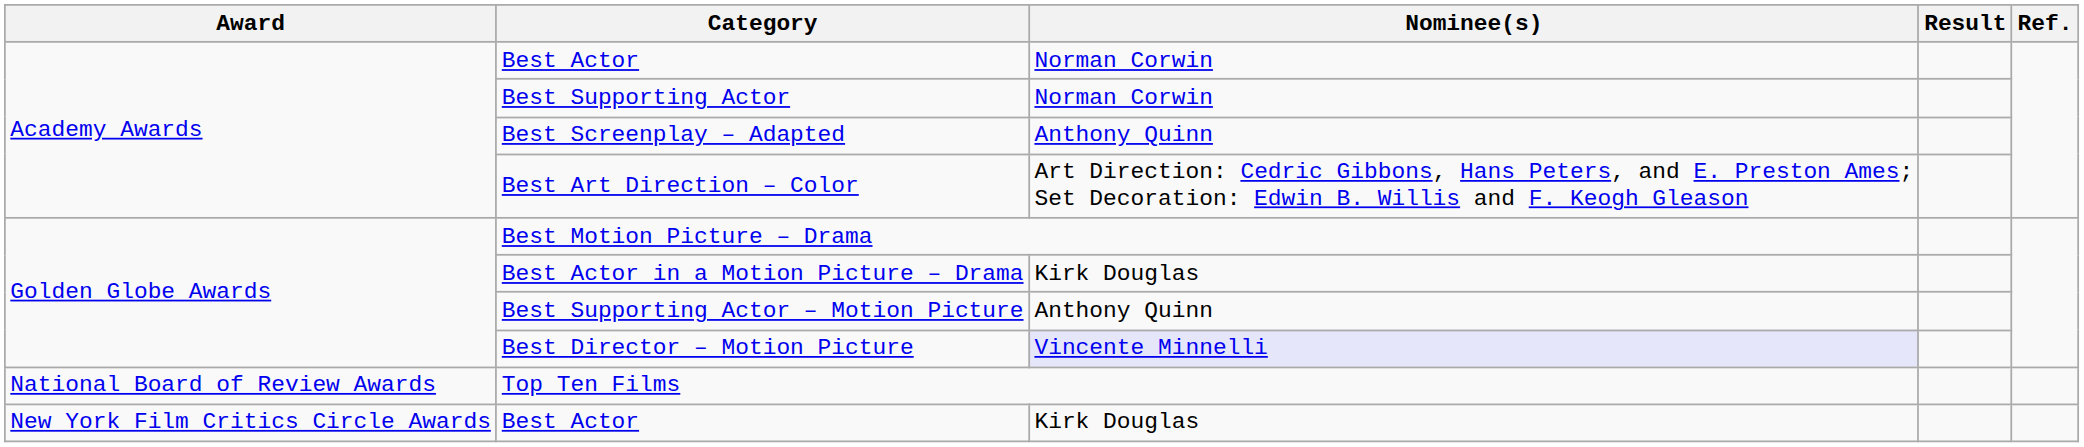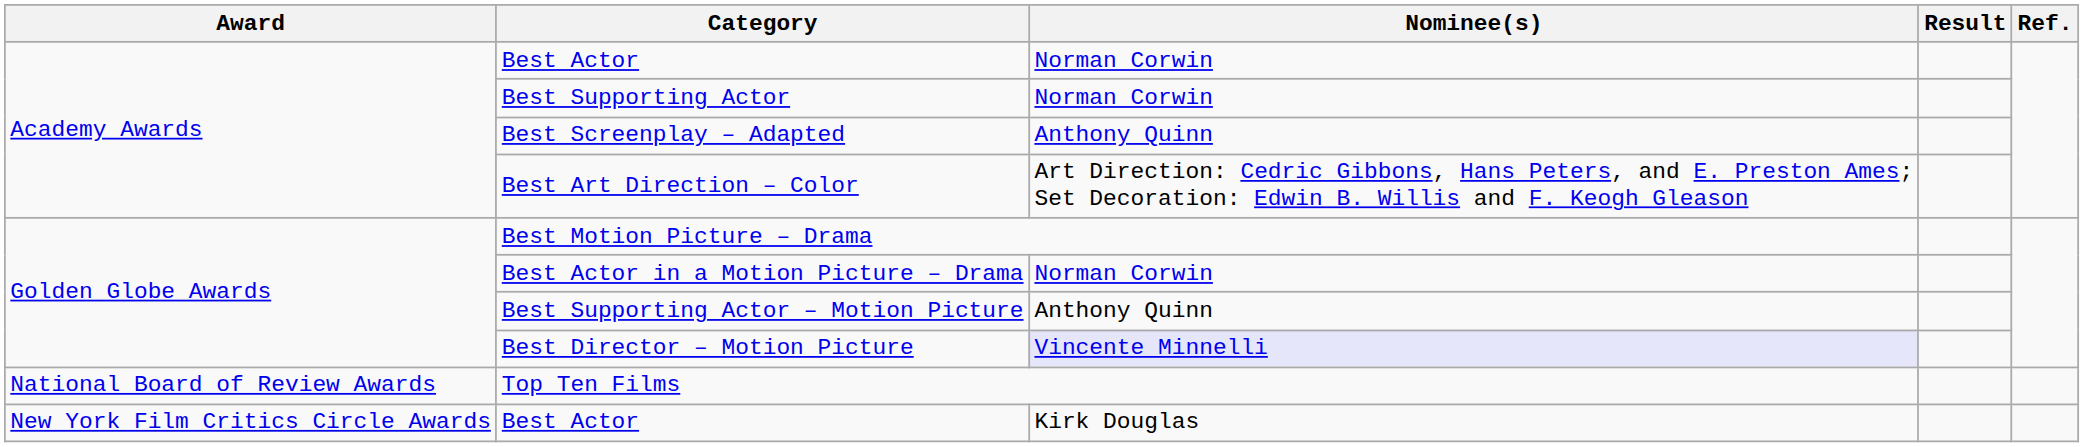(1117, 274) Kirk Douglas -> (1124, 274) Norman Corwin
